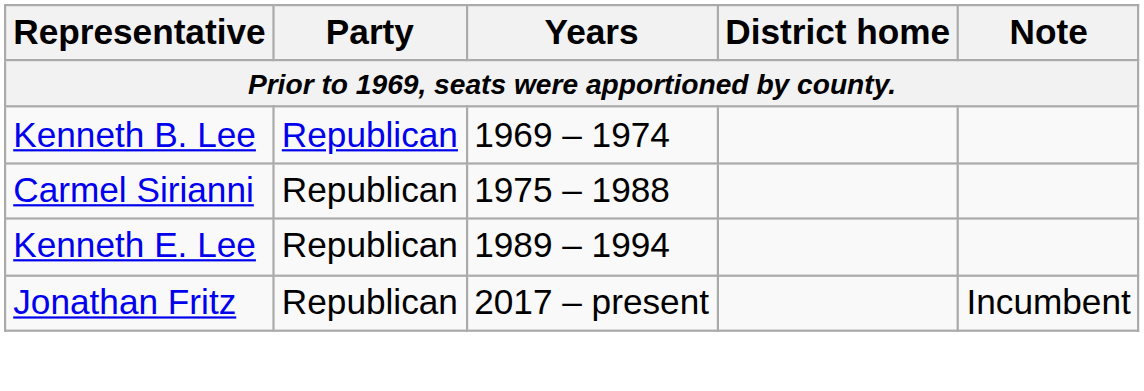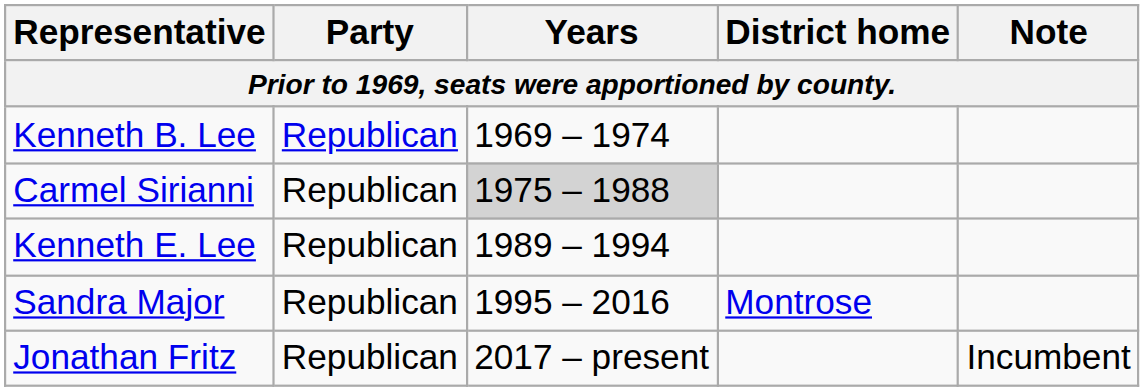(572, 190) no background -> (572, 190) lightgrey background
+ row: (119, 302)
